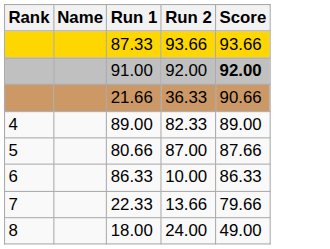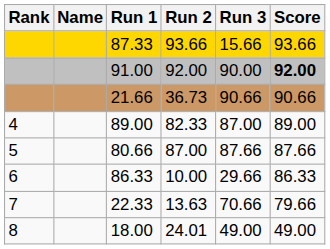+ column: (243, 17)
(186, 97) 36.33 -> (186, 97) 36.73
(186, 204) 13.66 -> (186, 204) 13.63
(186, 230) 24.00 -> (186, 230) 24.01
